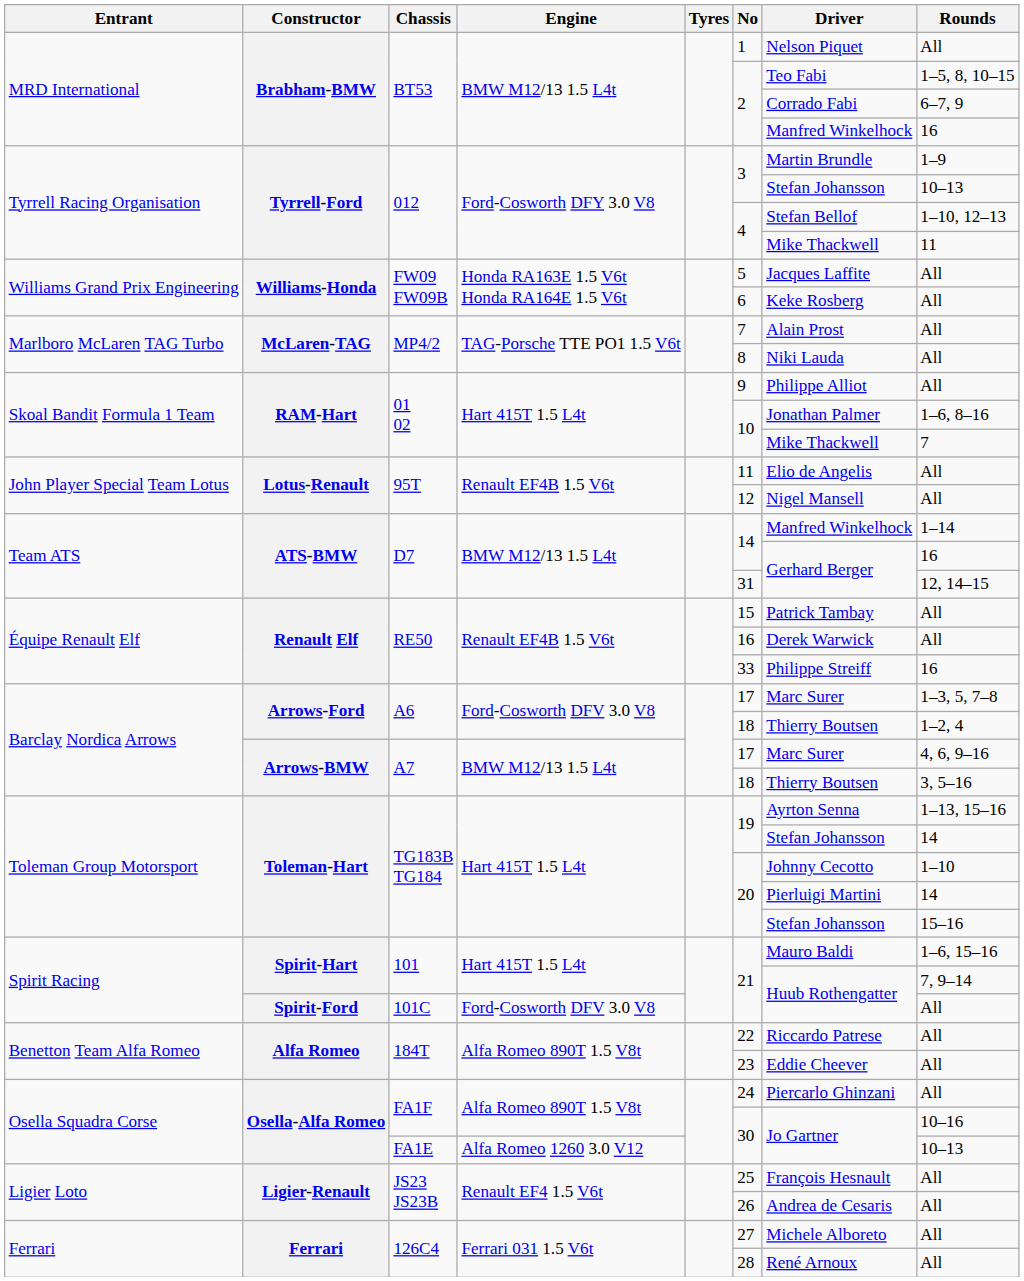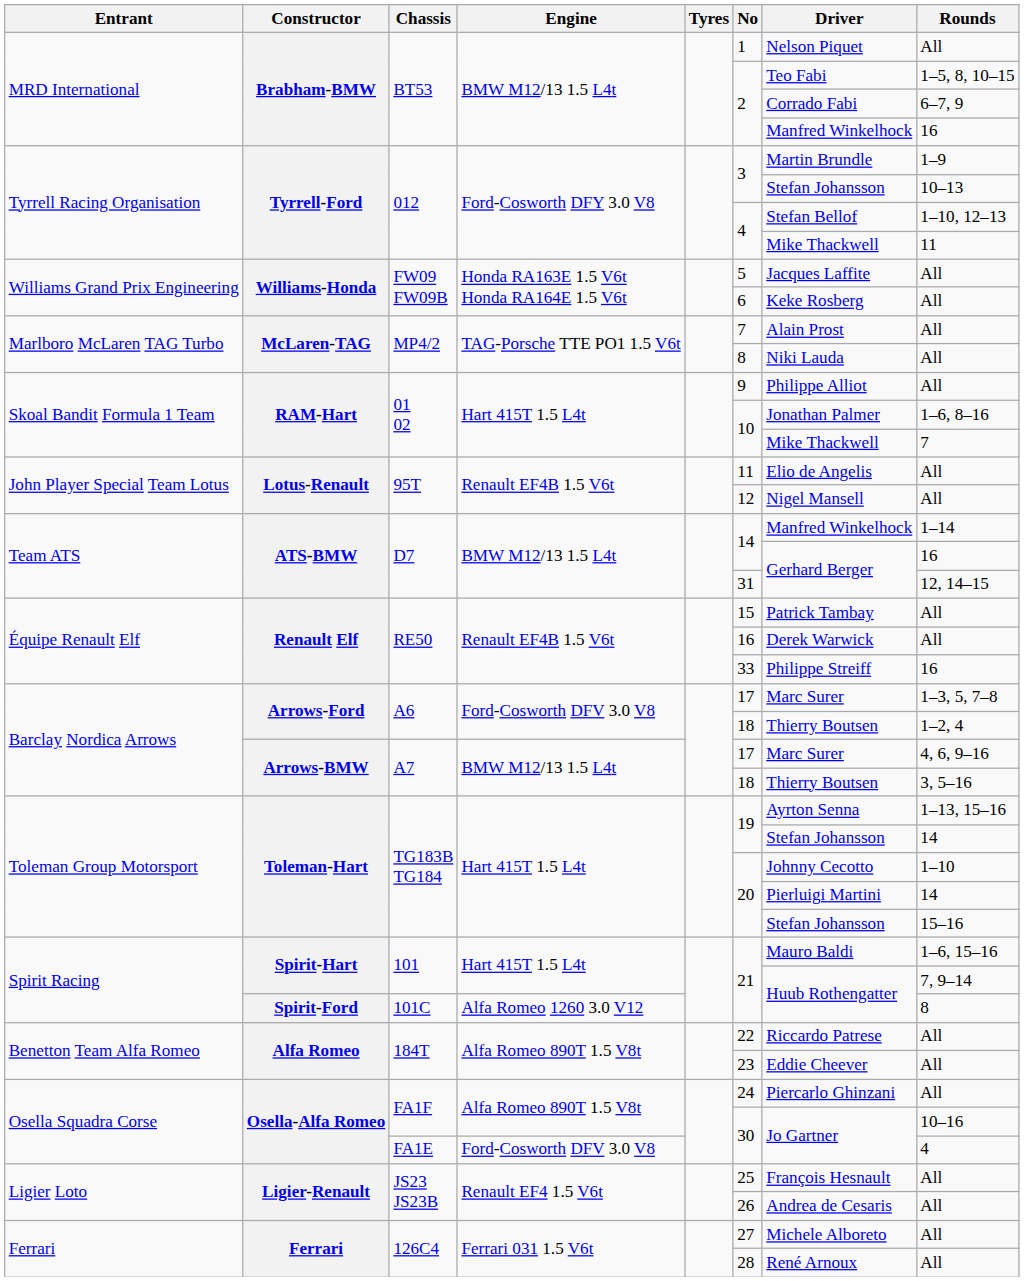(558, 1007) Ford-Cosworth DFV 3.0 V8 -> (552, 1007) Alfa Romeo 1260 3.0 V12
(931, 1007) All -> (925, 1007) 8
(552, 1149) Alfa Romeo 1260 3.0 V12 -> (558, 1149) Ford-Cosworth DFV 3.0 V8
(942, 1149) 10–13 -> (925, 1149) 4
